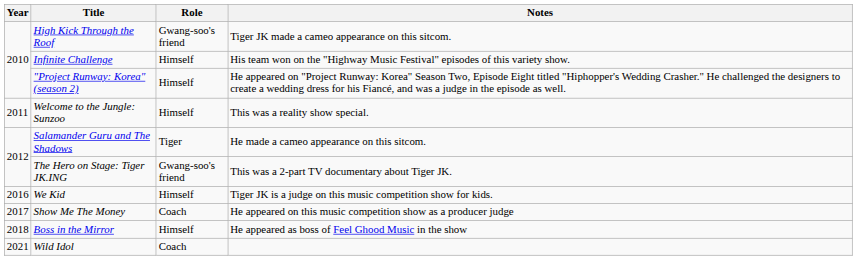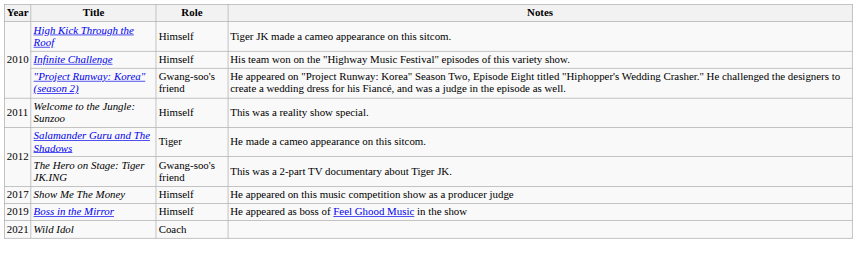(187, 36) Gwang-soo's friend -> (176, 36) Himself
(176, 83) Himself -> (187, 83) Gwang-soo's friend
- row: (49, 195)
(173, 212) Coach -> (176, 195) Himself
(18, 229) 2018 -> (18, 212) 2019
